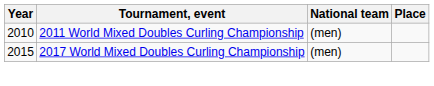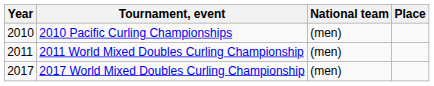+ row: (136, 33)
(20, 33) 2010 -> (20, 52) 2011
(20, 52) 2015 -> (20, 71) 2017
